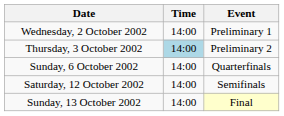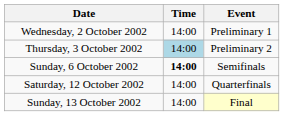(184, 66) normal -> (184, 66) bold
(241, 66) Quarterfinals -> (241, 66) Semifinals
(241, 84) Semifinals -> (241, 84) Quarterfinals
